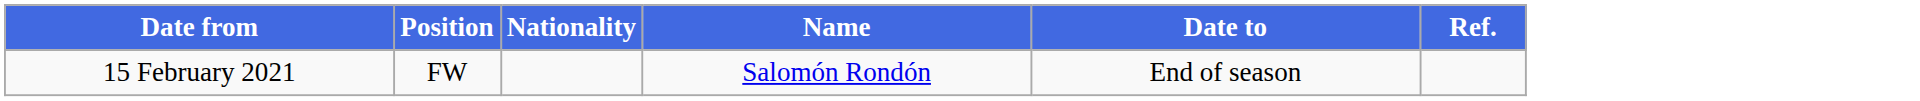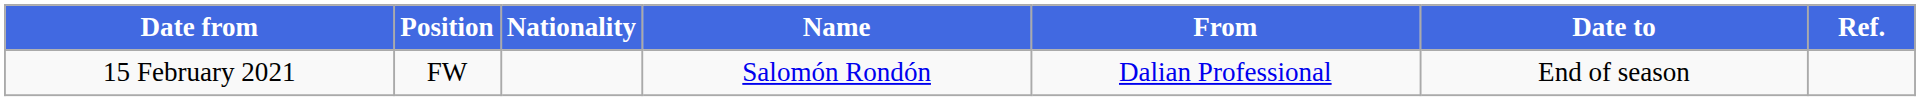+ column: (1225, 27)
